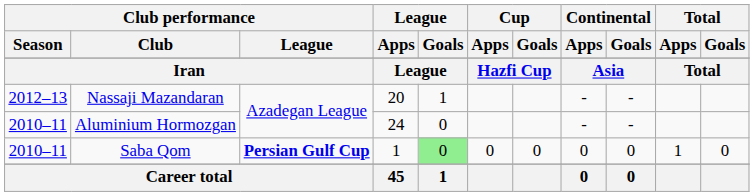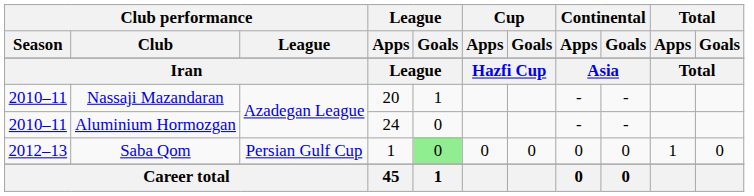(38, 97) 2012–13 -> (38, 97) 2010–11
(38, 151) 2010–11 -> (38, 151) 2012–13
(307, 151) bold -> (304, 151) normal
